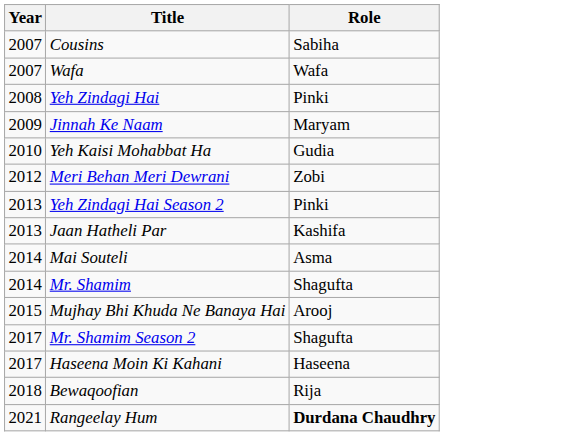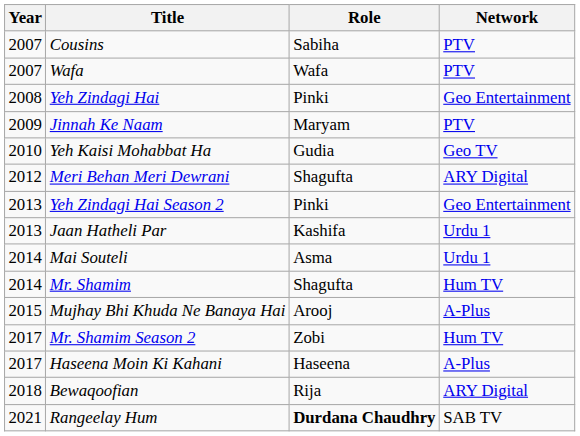+ column: (507, 17)
(309, 177) Zobi -> (323, 177) Shagufta
(323, 337) Shagufta -> (309, 337) Zobi
